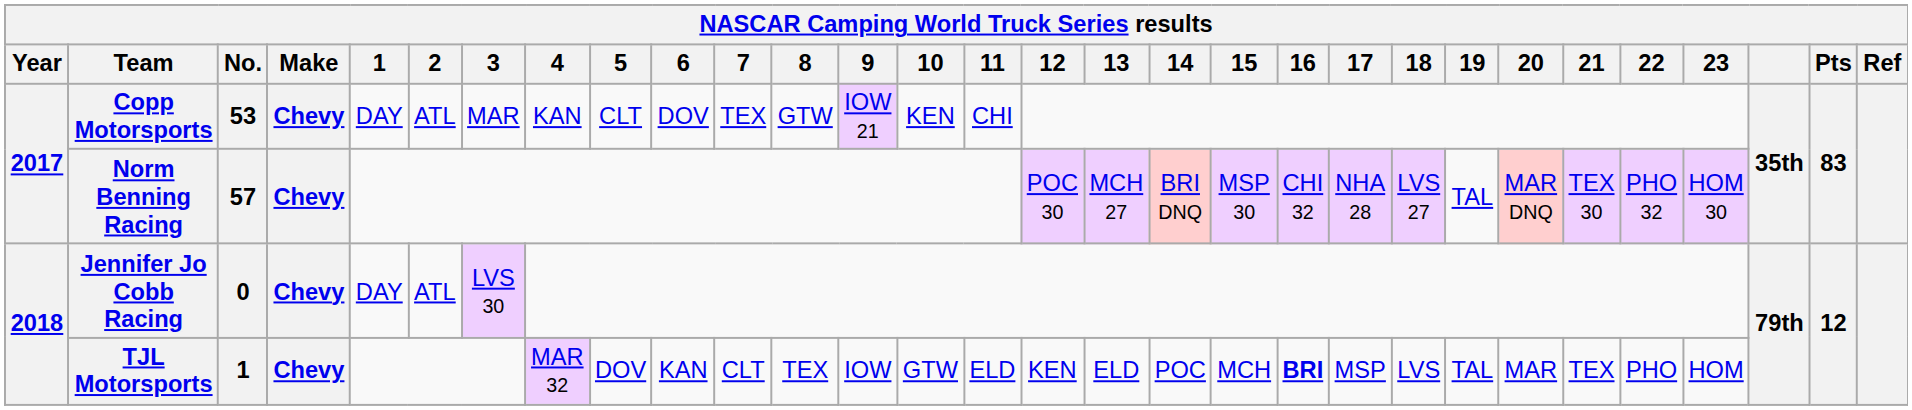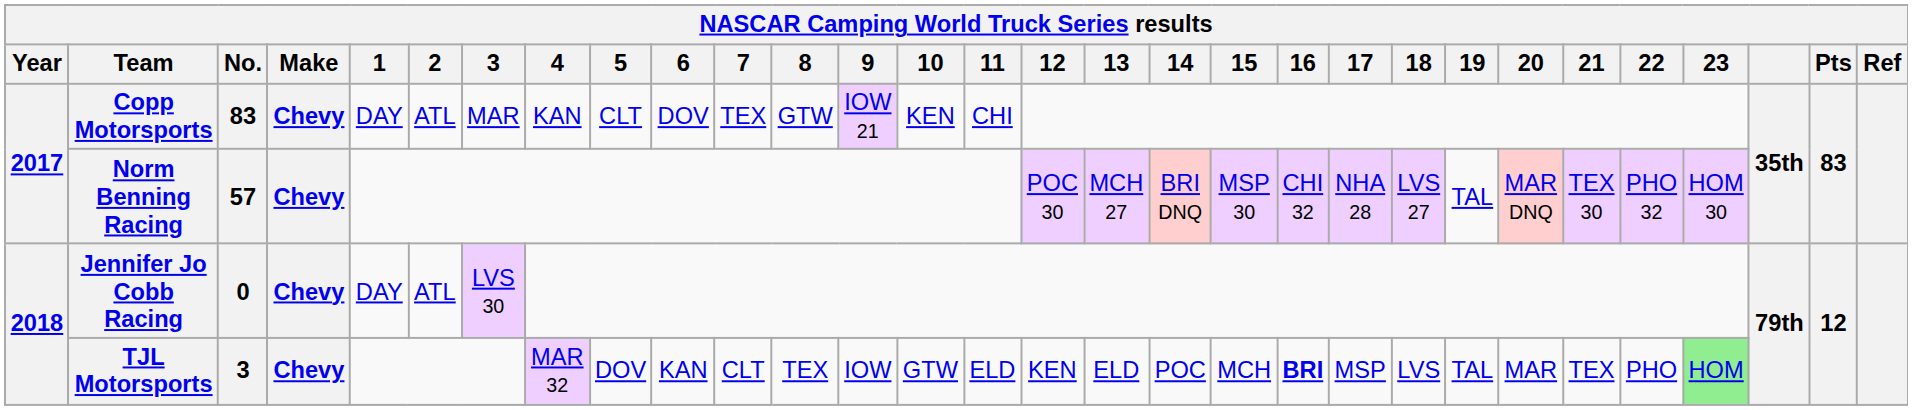(243, 116) 53 -> (243, 116) 83
(243, 371) 1 -> (243, 371) 3
(1716, 371) no background -> (1716, 371) lightgreen background
